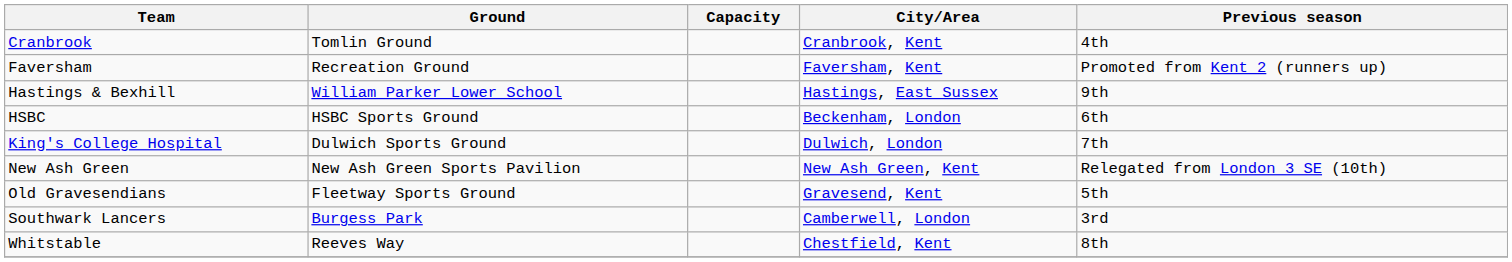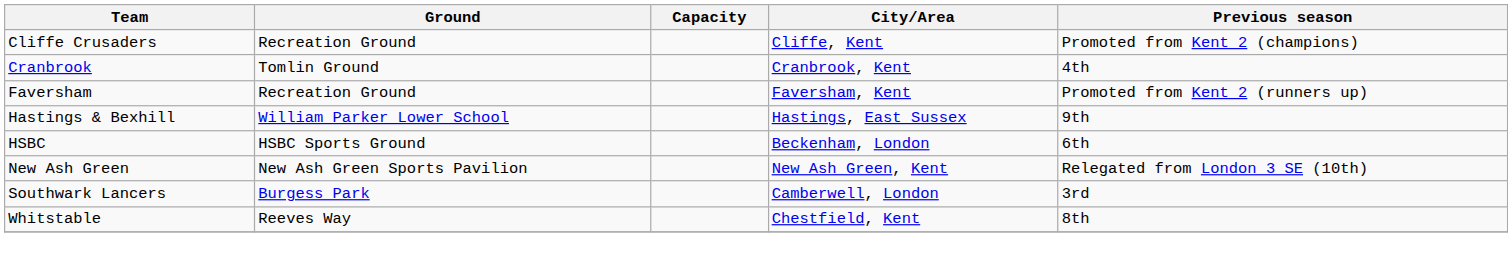+ row: (83, 42)
- row: (115, 143)
- row: (87, 194)
